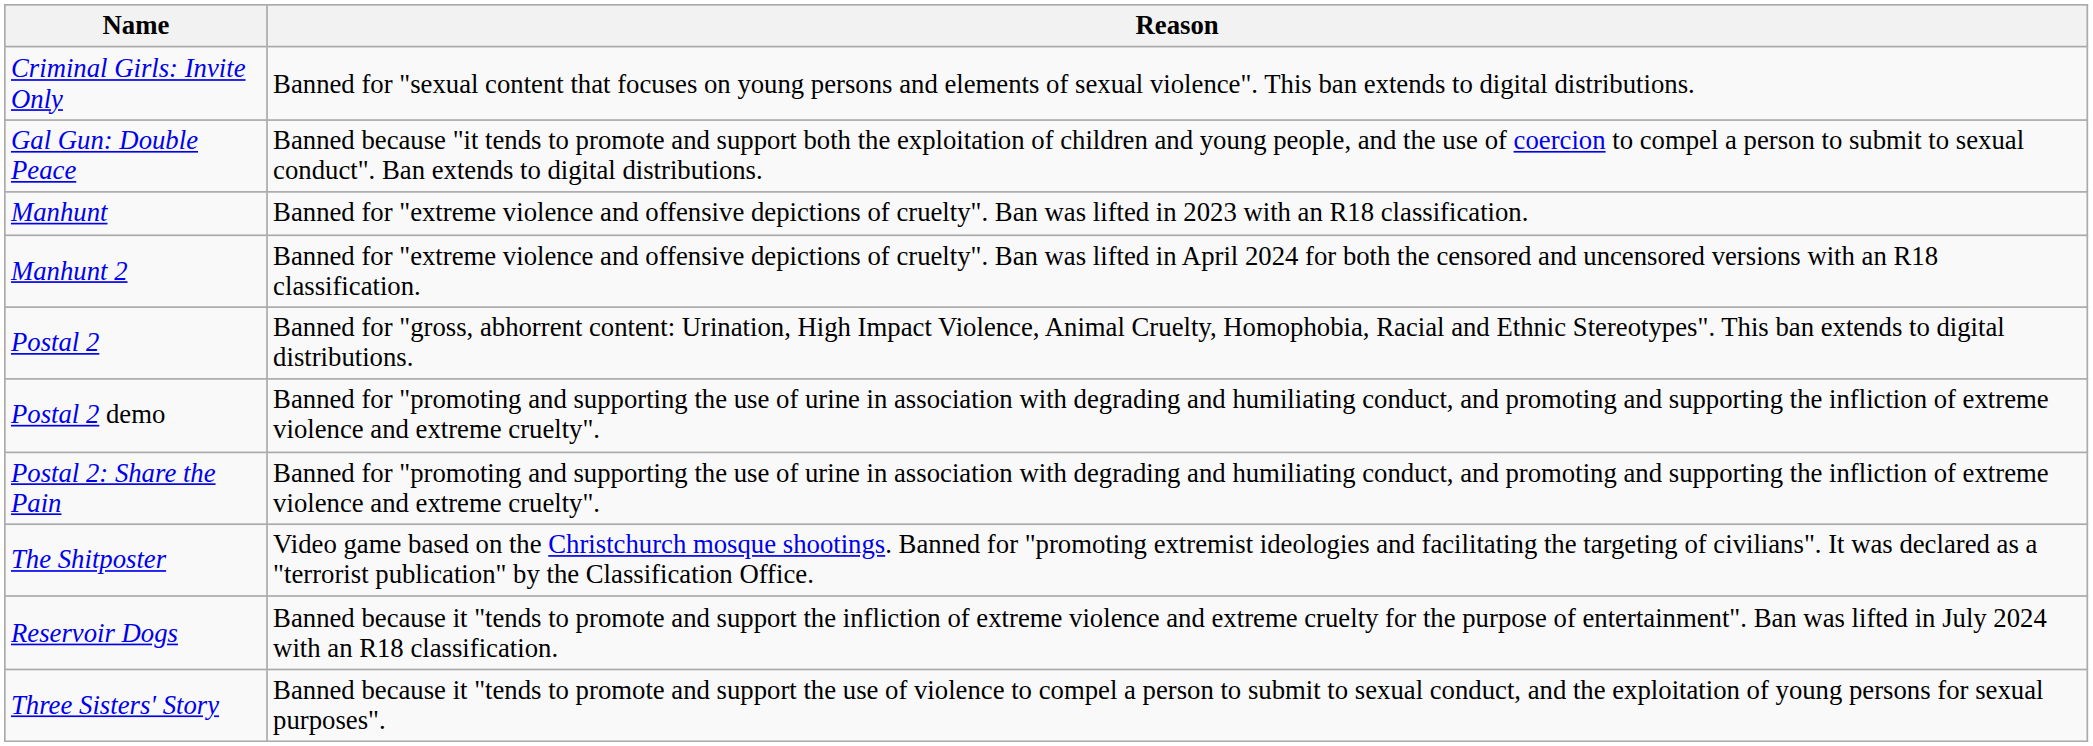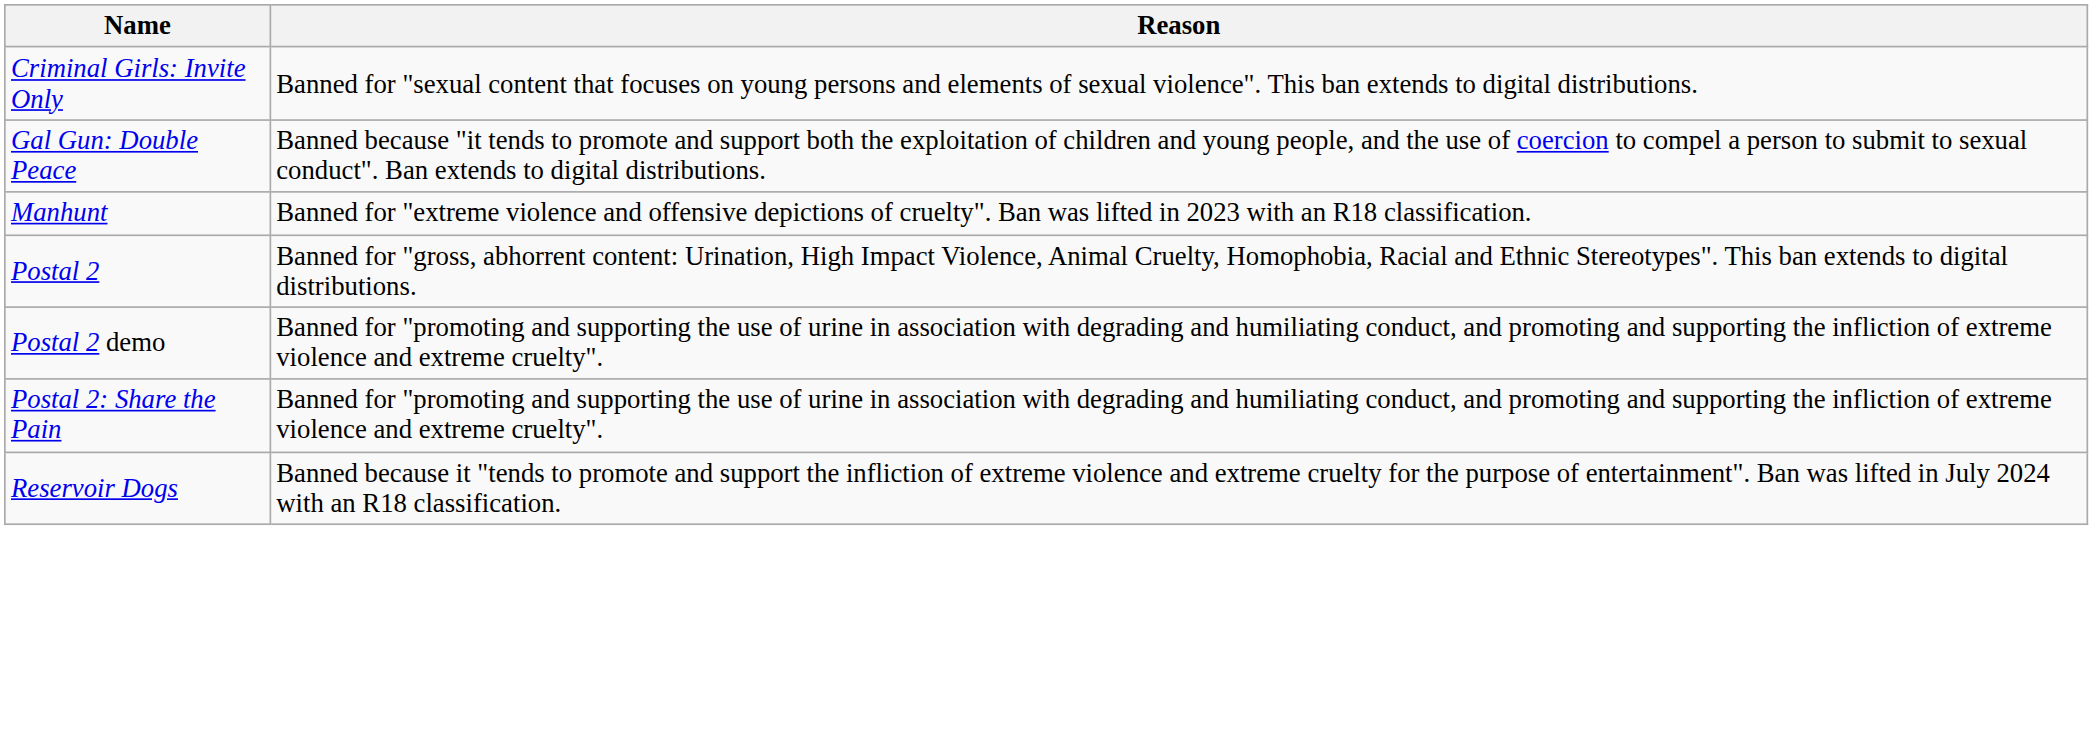- row: (69, 270)
- row: (89, 560)
- row: (115, 704)
